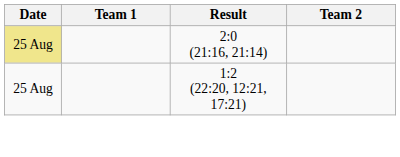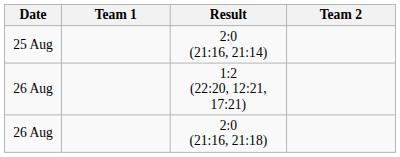(33, 44) khaki background -> (33, 44) no background
(33, 89) 25 Aug -> (33, 89) 26 Aug
+ row: (228, 133)
